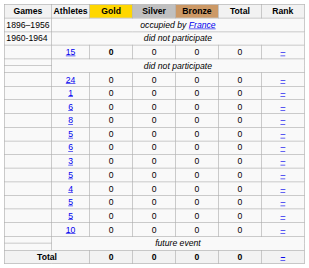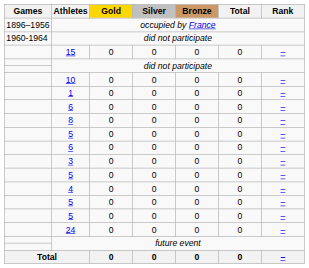(111, 52) bold -> (111, 52) normal
rows swapped: (28, 230) <-> (28, 80)
